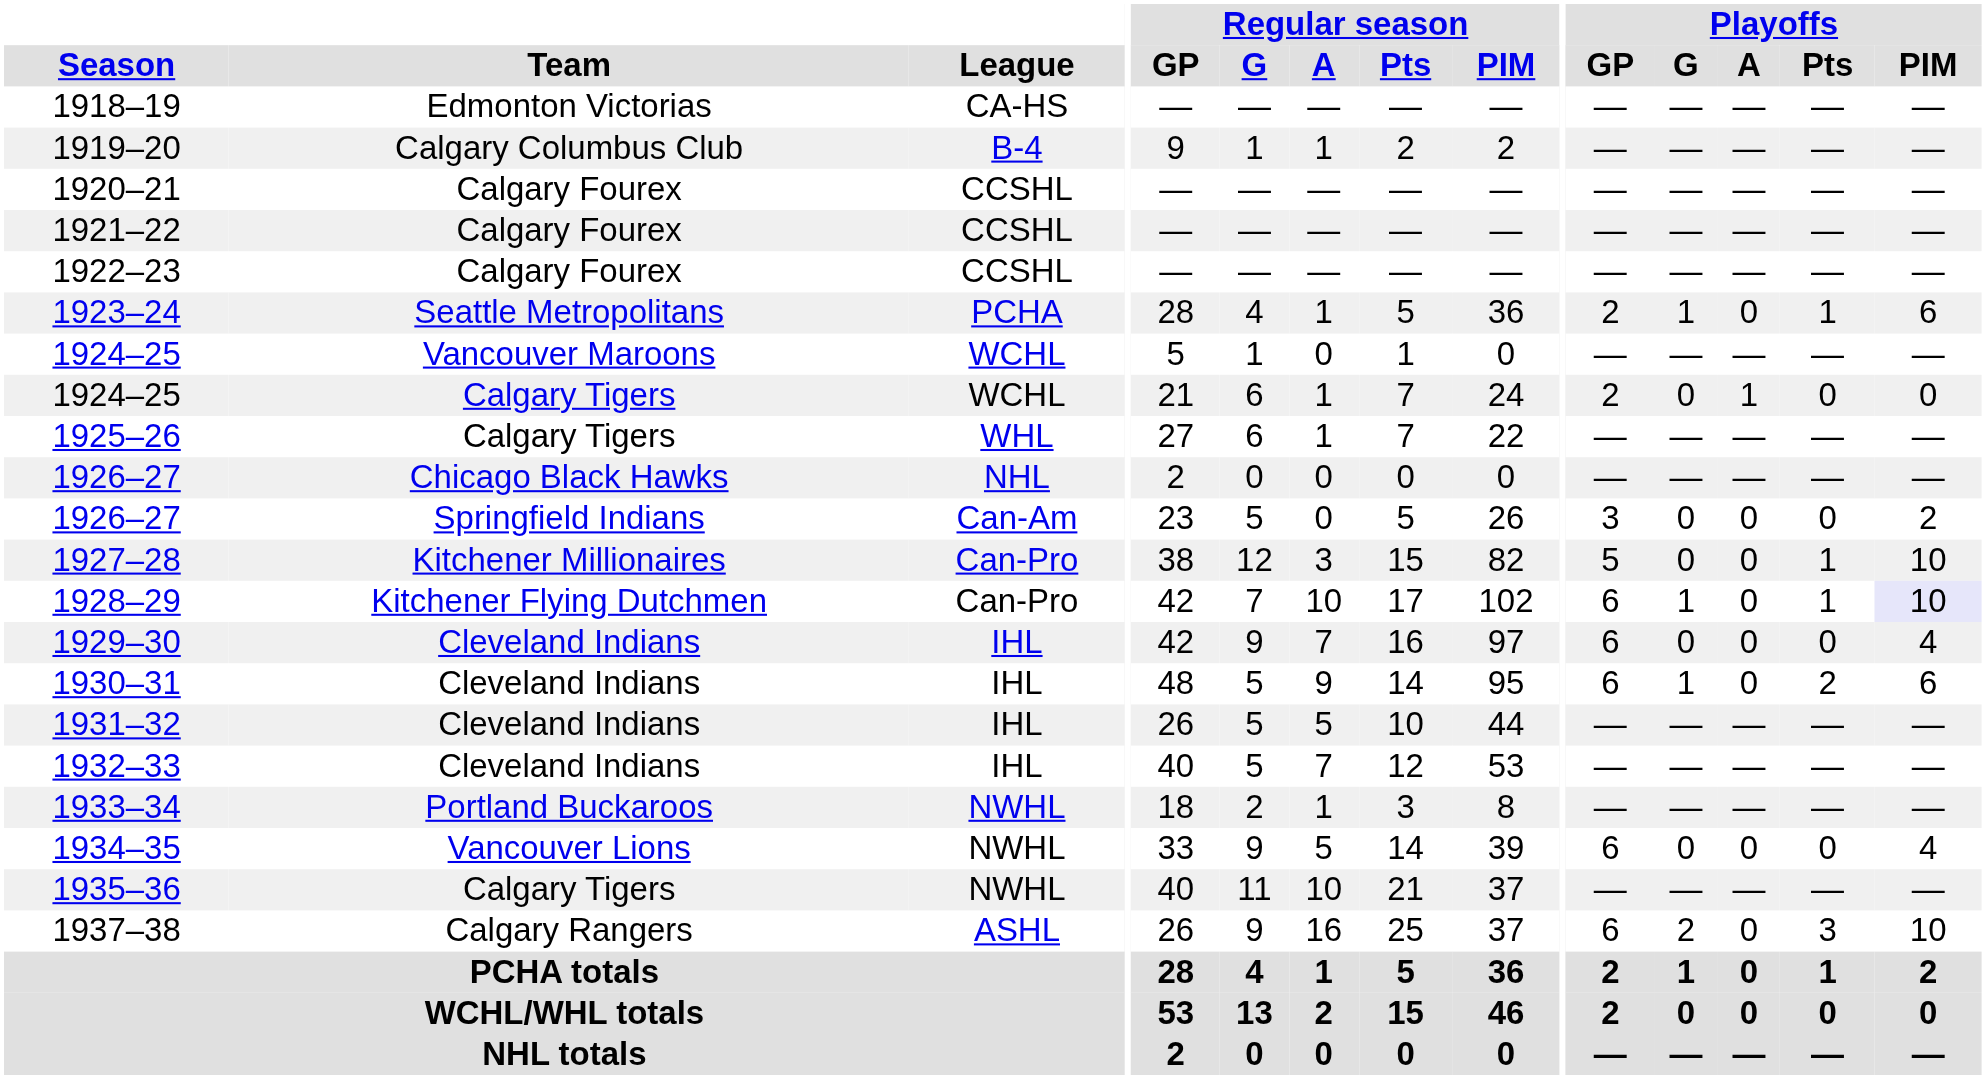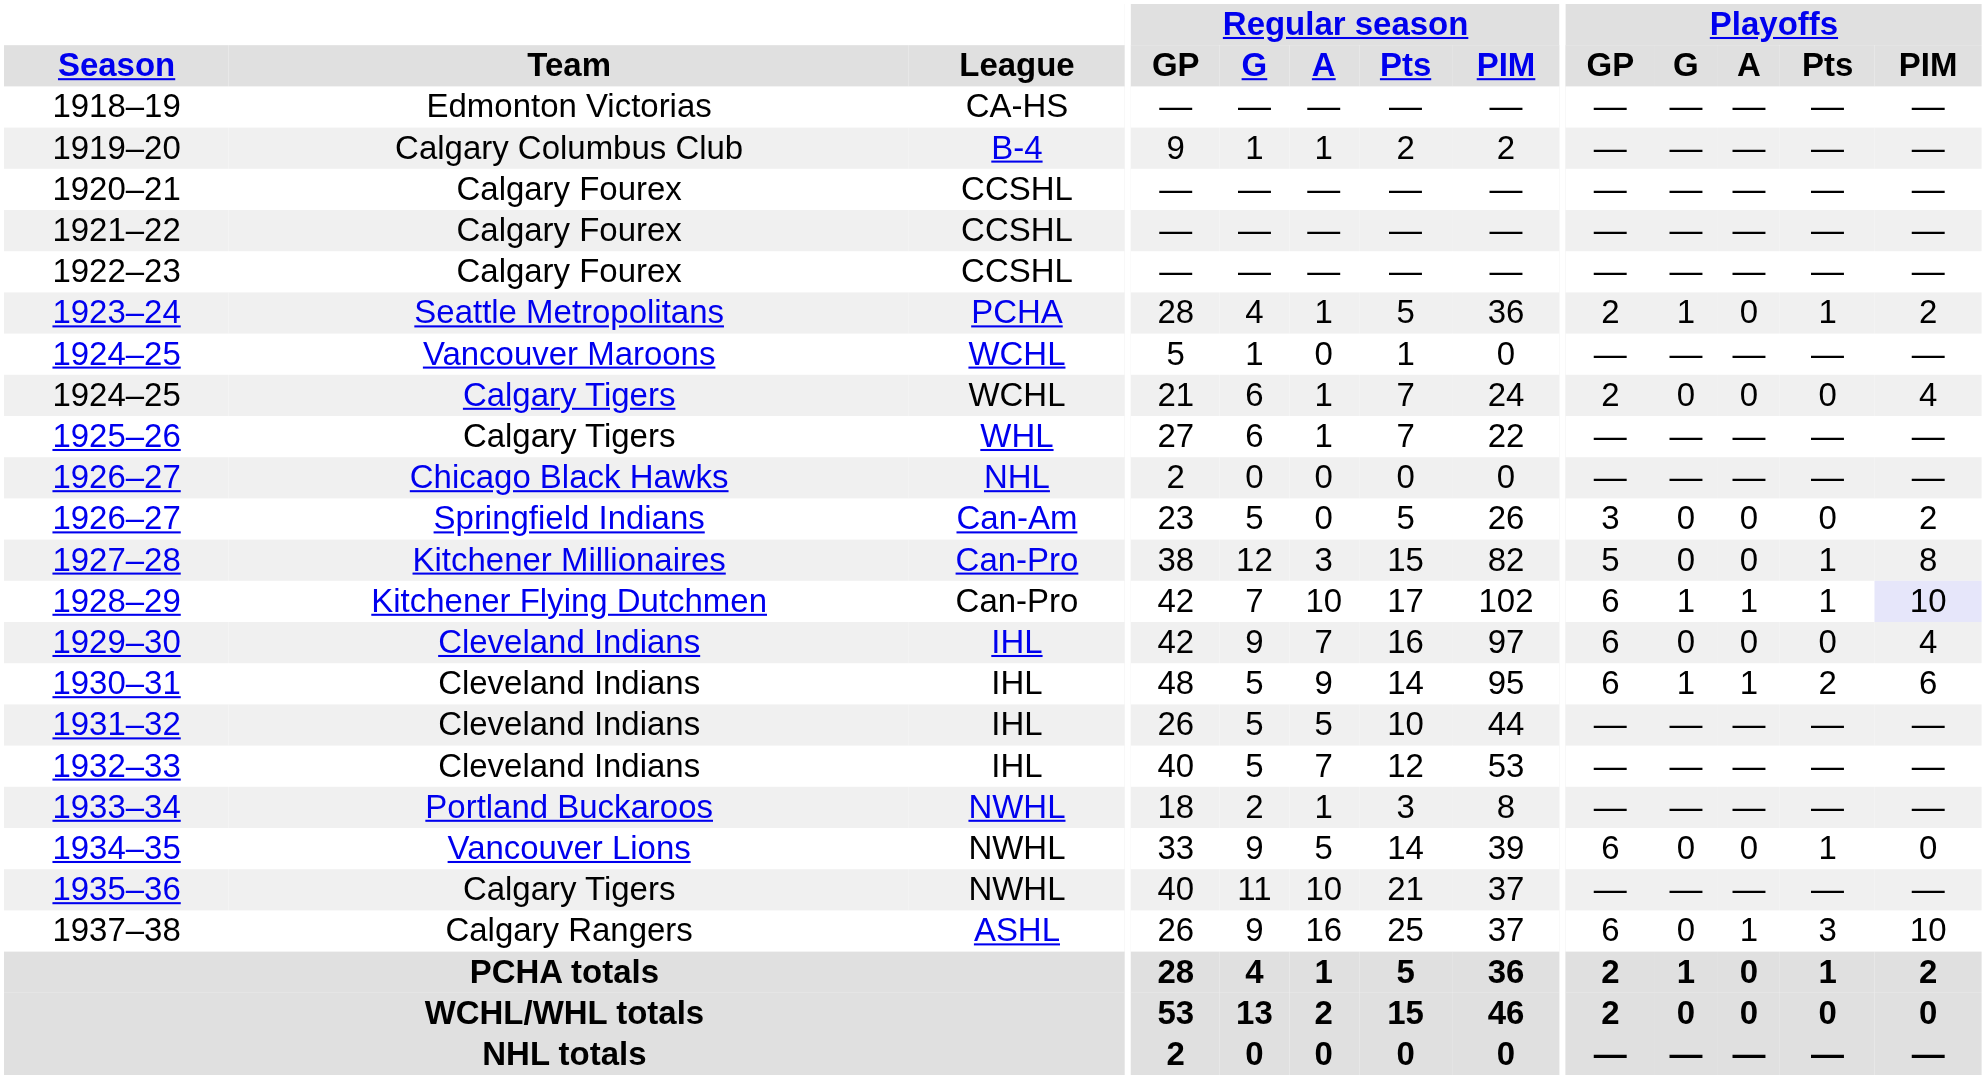(1928, 312) 6 -> (1928, 312) 2
(1749, 394) 1 -> (1749, 394) 0
(1928, 394) 0 -> (1928, 394) 4
(1928, 559) 10 -> (1928, 559) 8
(1749, 600) 0 -> (1749, 600) 1
(1749, 683) 0 -> (1749, 683) 1
(1828, 848) 0 -> (1828, 848) 1
(1928, 848) 4 -> (1928, 848) 0
(1686, 930) 2 -> (1686, 930) 0
(1749, 930) 0 -> (1749, 930) 1
